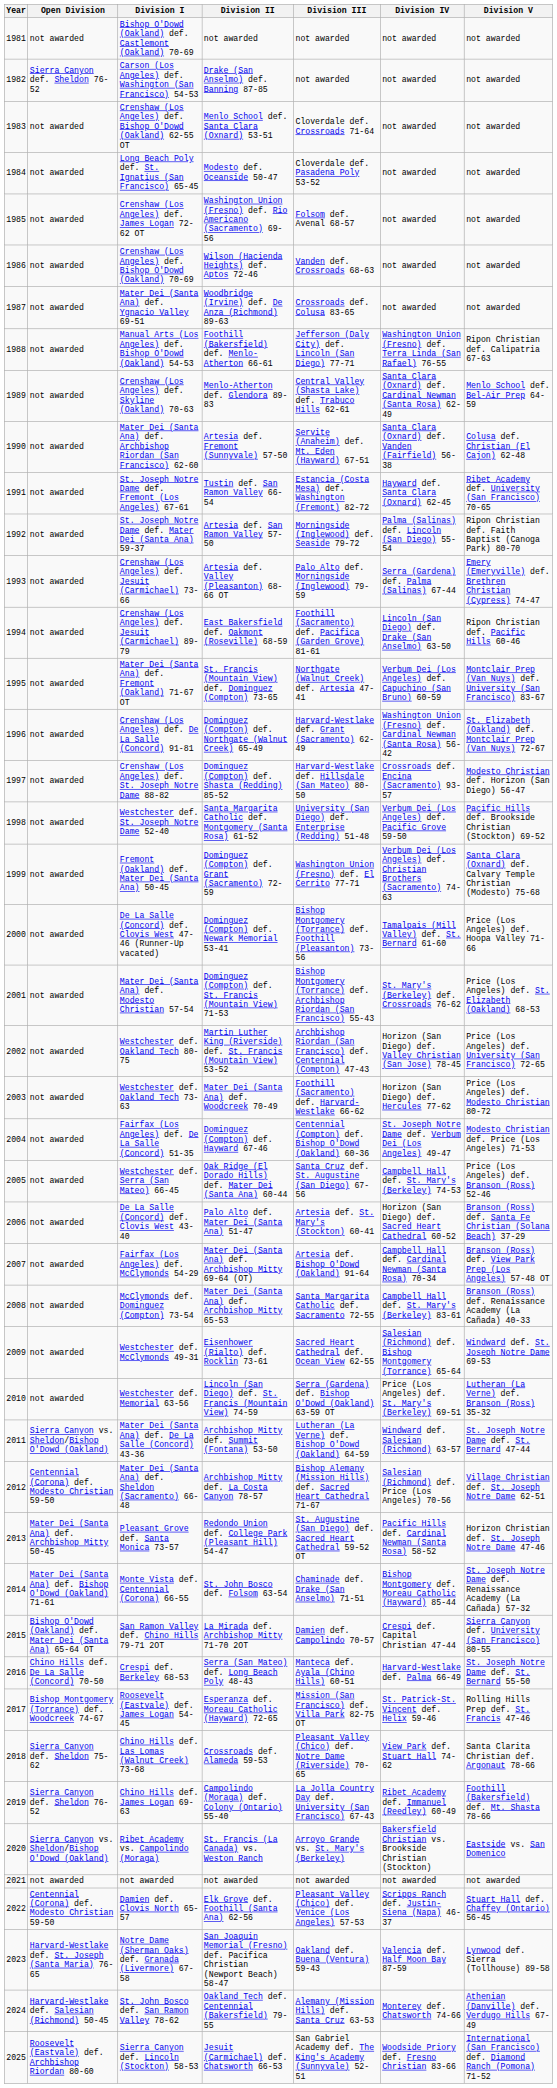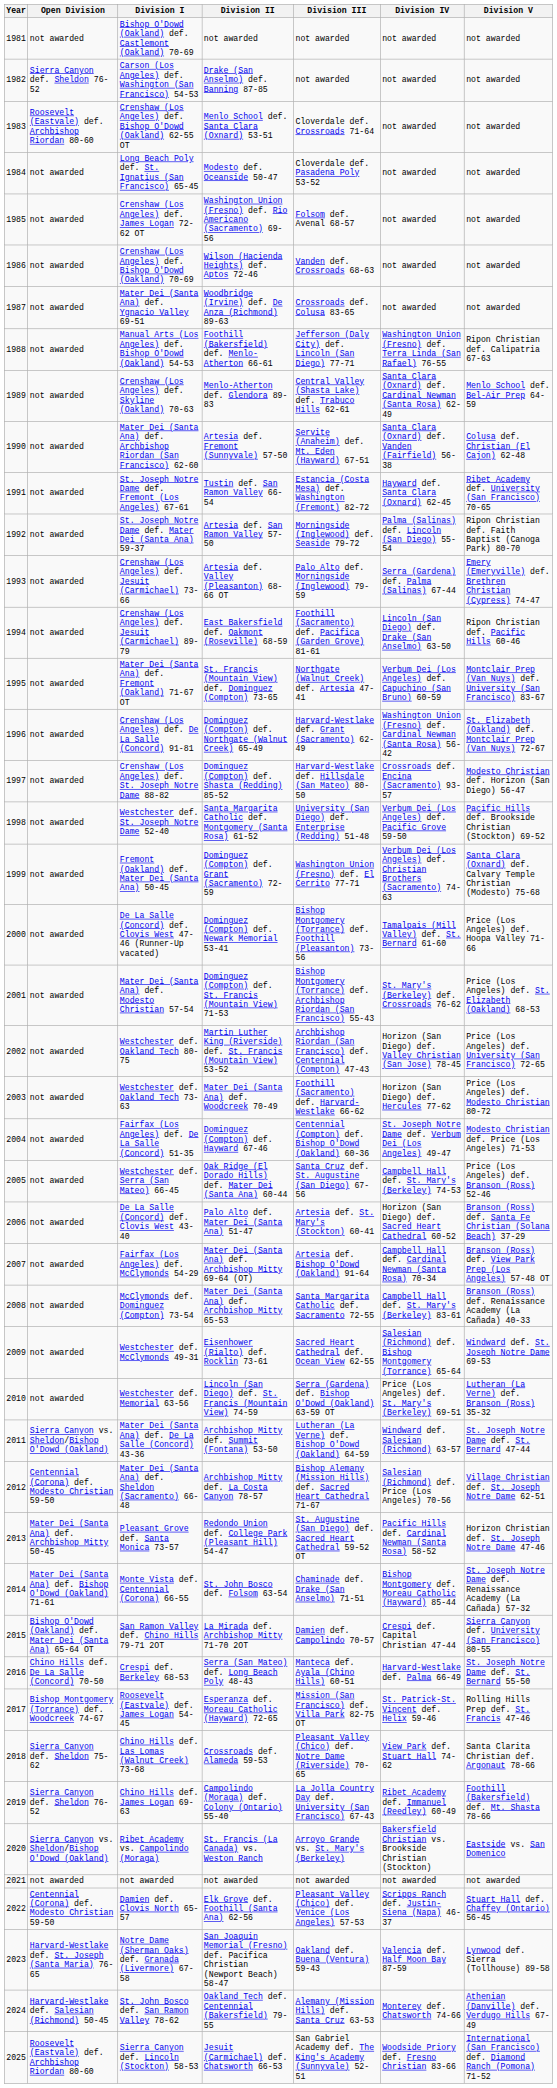(57, 127) not awarded -> (67, 127) Roosevelt (Eastvale) def. Archbishop Riordan 80-60
